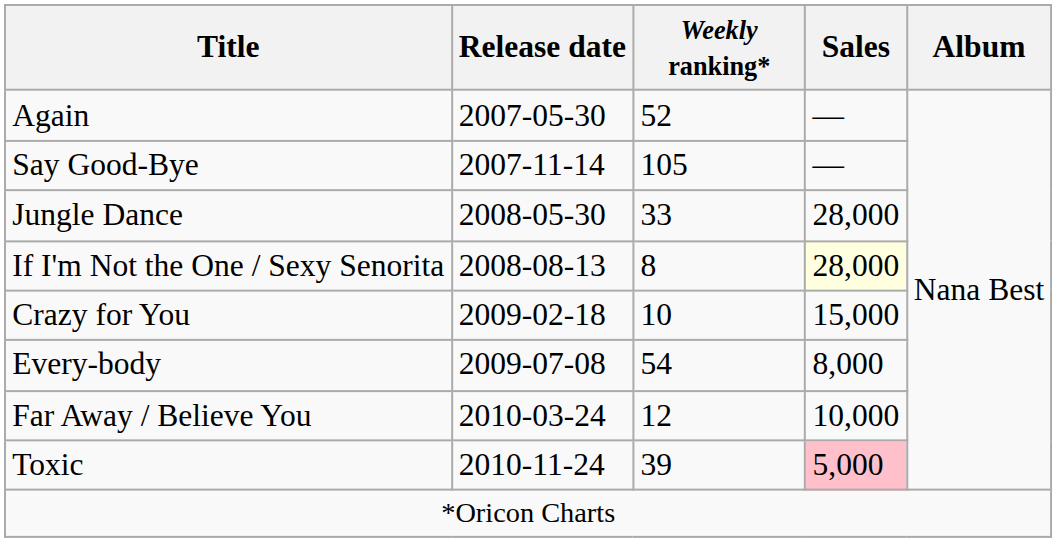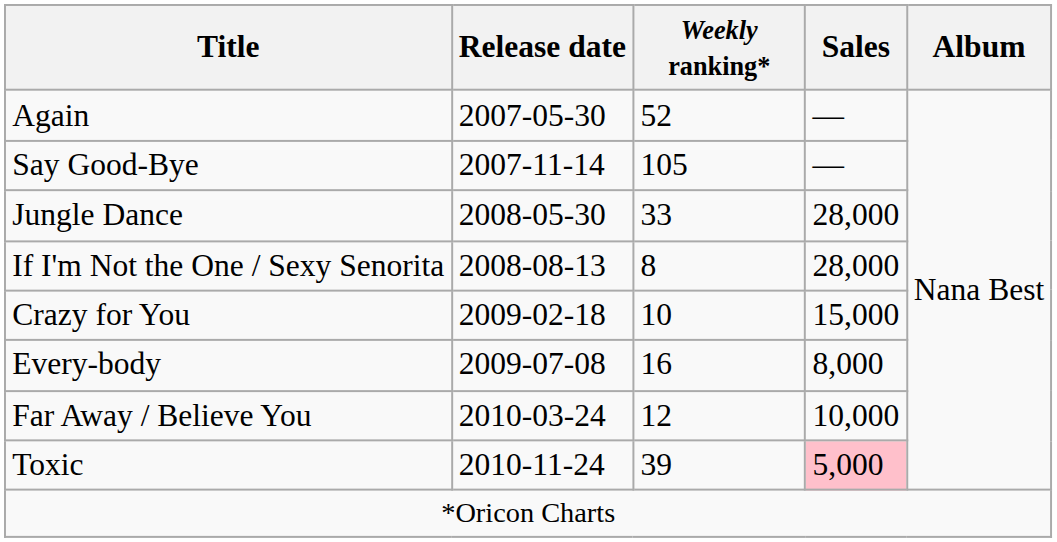(856, 264) lightyellow background -> (856, 264) no background
(656, 364) 54 -> (656, 364) 16
